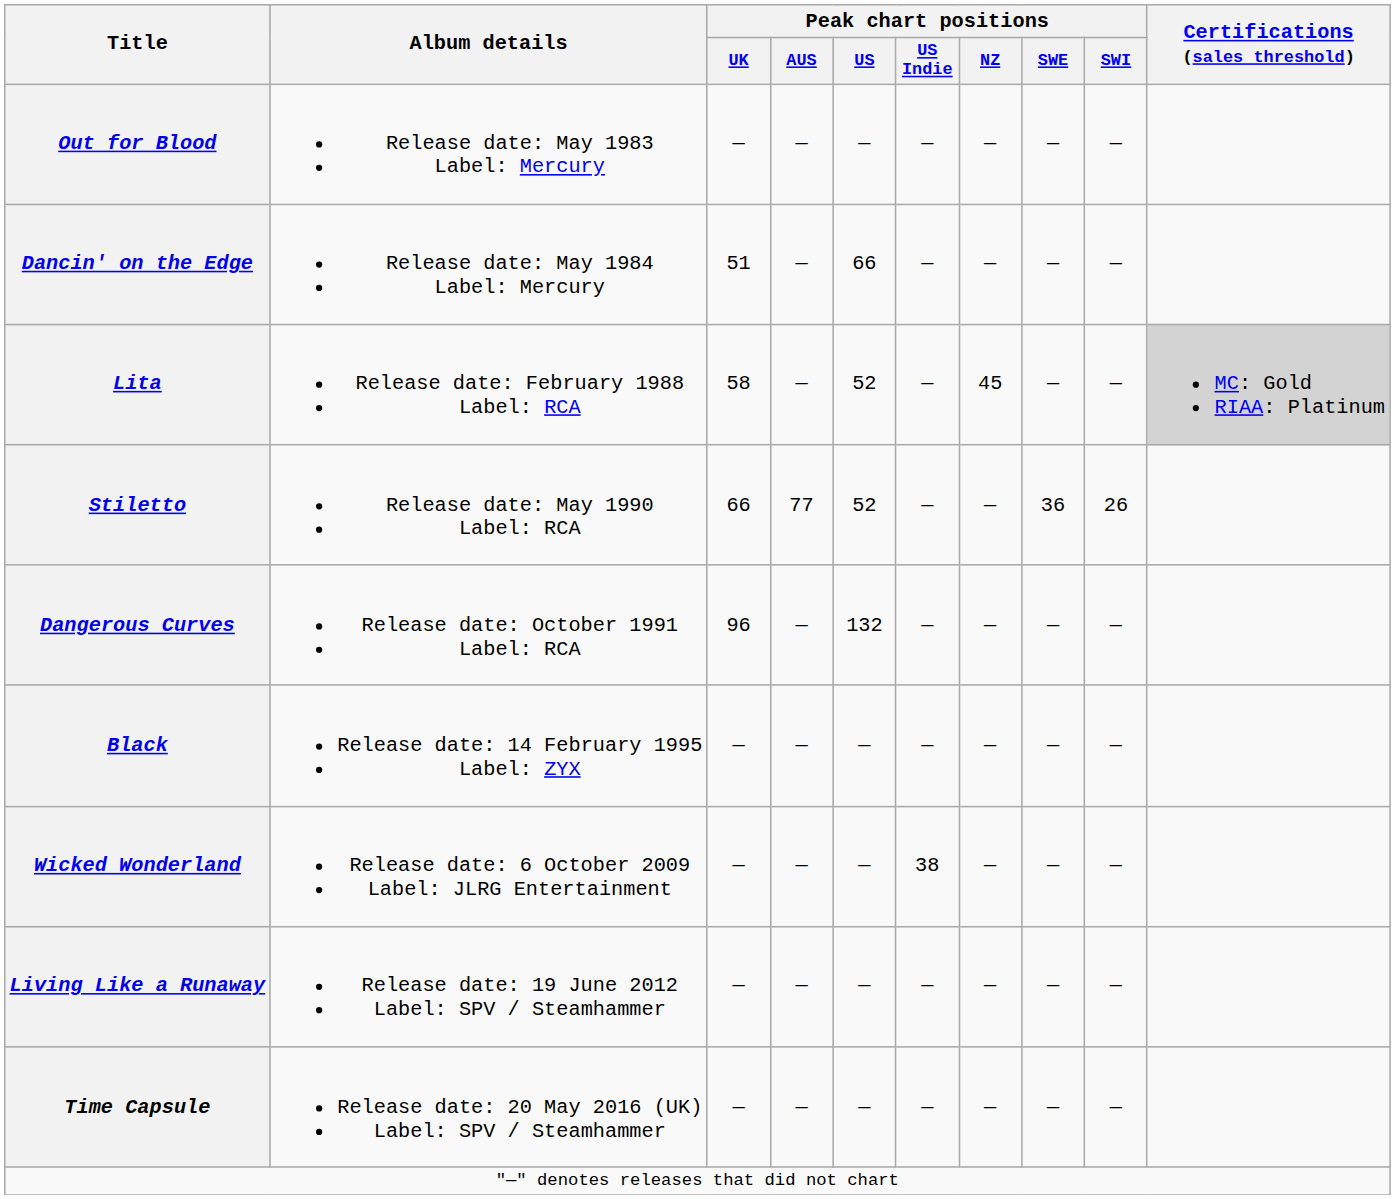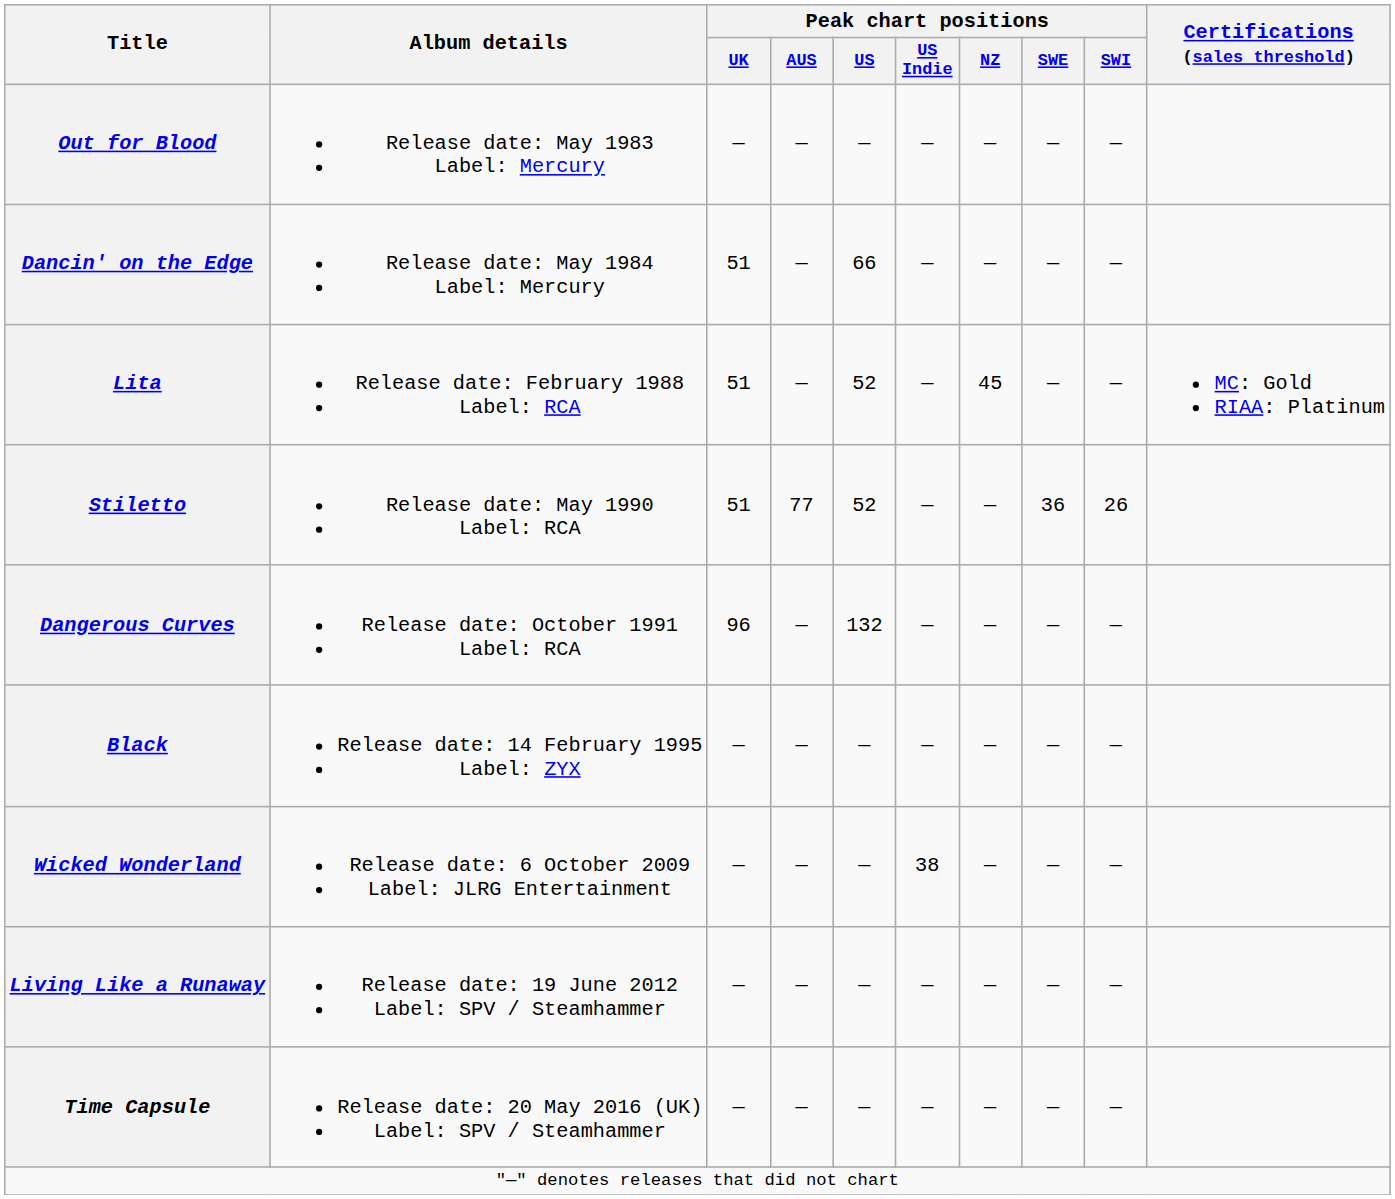(739, 385) 58 -> (739, 385) 51
(1269, 396) lightgrey background -> (1269, 396) no background
(739, 505) 66 -> (739, 505) 51
